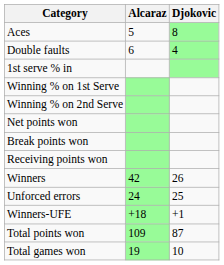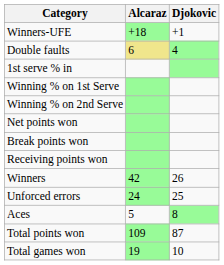rows swapped: (19, 31) <-> (39, 214)
(131, 50) no background -> (131, 50) khaki background
